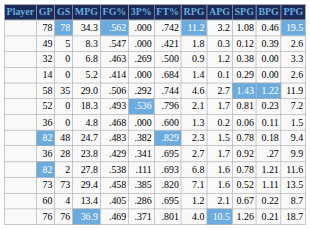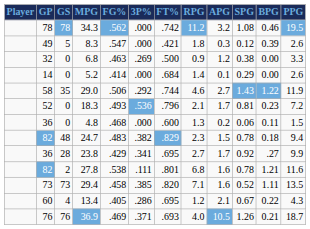(170, 169) .693 -> (170, 169) .801
(297, 201) 8.7 -> (297, 201) 4.3
(170, 216) .801 -> (170, 216) .693
